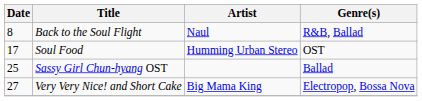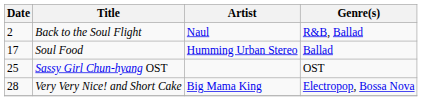(10, 31) 8 -> (10, 31) 2
(314, 50) OST -> (318, 50) Ballad
(318, 68) Ballad -> (314, 68) OST
(13, 86) 27 -> (13, 86) 28
